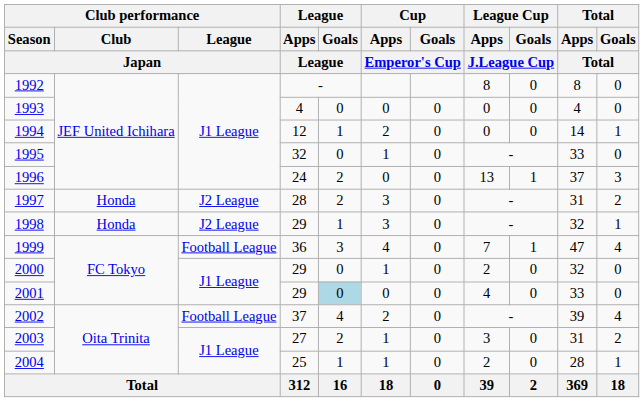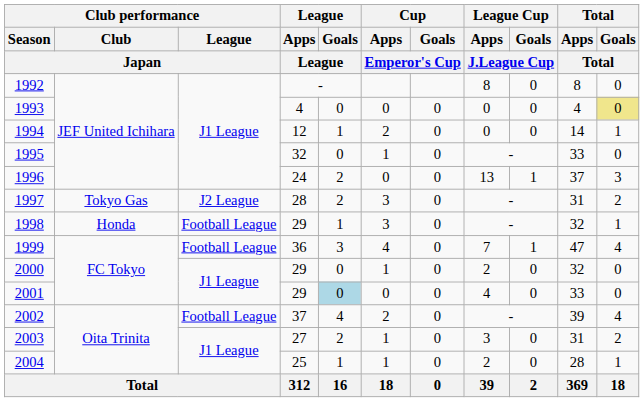(618, 108) no background -> (618, 108) khaki background
(116, 200) Honda -> (116, 200) Tokyo Gas
(229, 223) J2 League -> (229, 223) Football League
